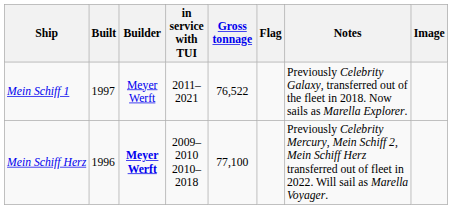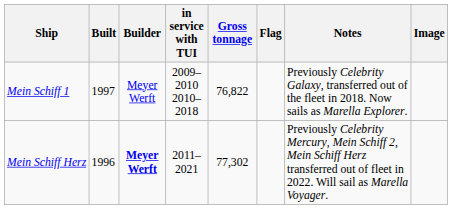(187, 91) 2011–2021 -> (187, 91) 2009–2010 2010–2018
(232, 91) 76,522 -> (232, 91) 76,822
(187, 162) 2009–2010 2010–2018 -> (187, 162) 2011–2021
(232, 162) 77,100 -> (232, 162) 77,302
